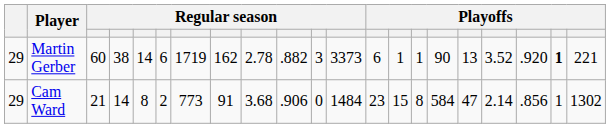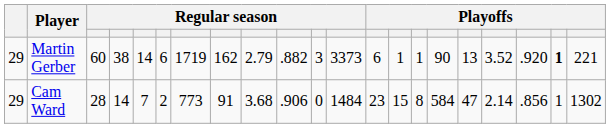(259, 58) 2.78 -> (259, 58) 2.79
(98, 101) 21 -> (98, 101) 28
(144, 101) 8 -> (144, 101) 7
